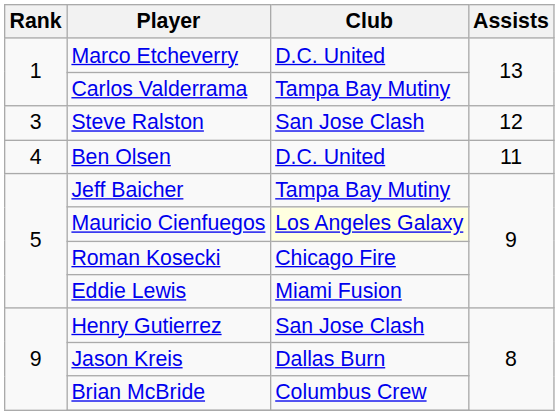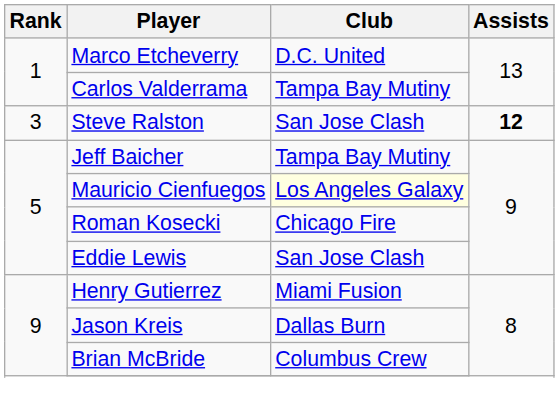(511, 122) normal -> (511, 122) bold
- row: (121, 156)
(338, 291) Miami Fusion -> (350, 257) San Jose Clash
(350, 325) San Jose Clash -> (338, 291) Miami Fusion
